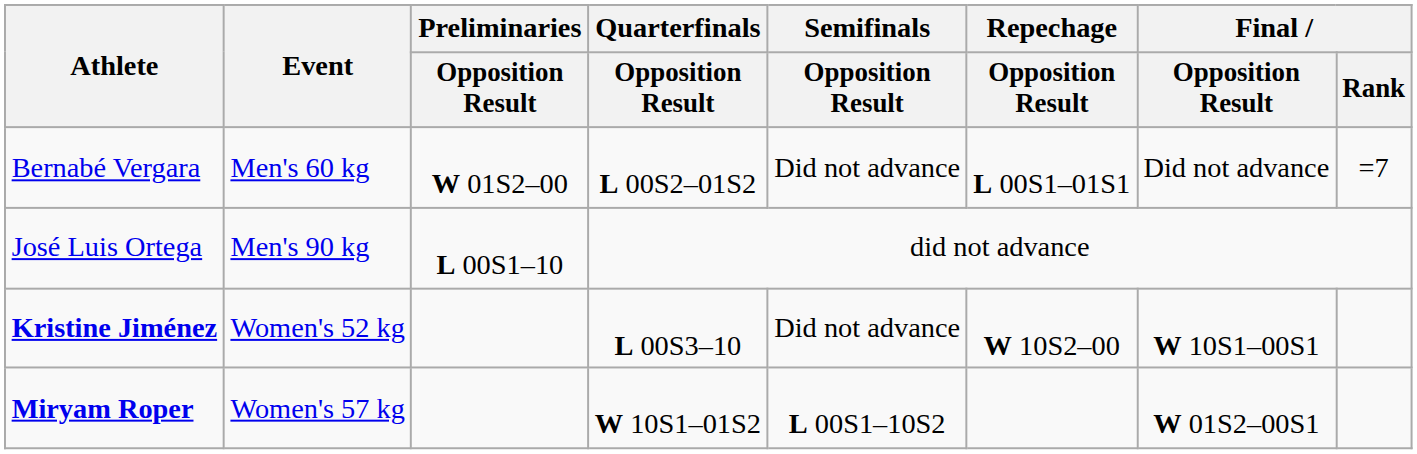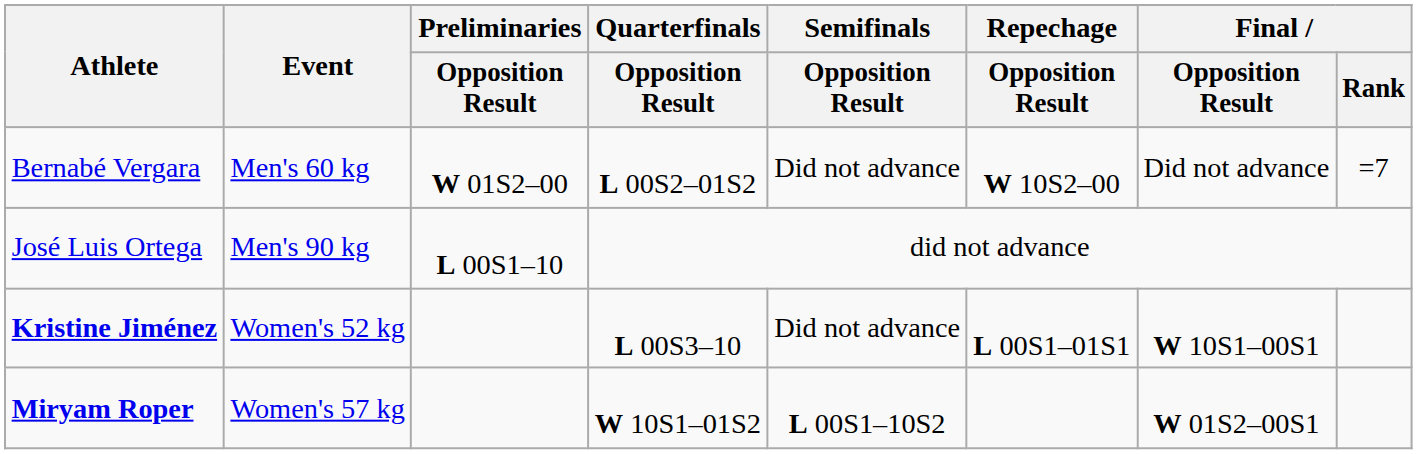(1052, 184) L 00S1–01S1 -> (1052, 184) W 10S2–00
(1052, 344) W 10S2–00 -> (1052, 344) L 00S1–01S1
